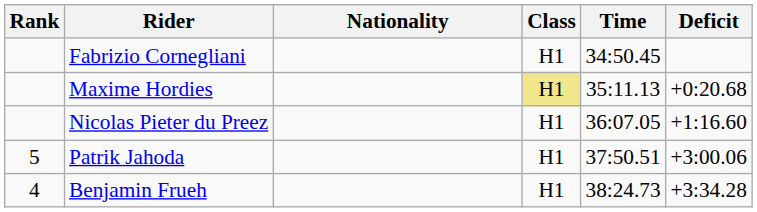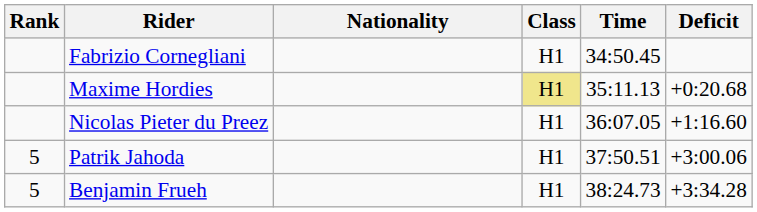(34, 190) 4 -> (34, 190) 5
